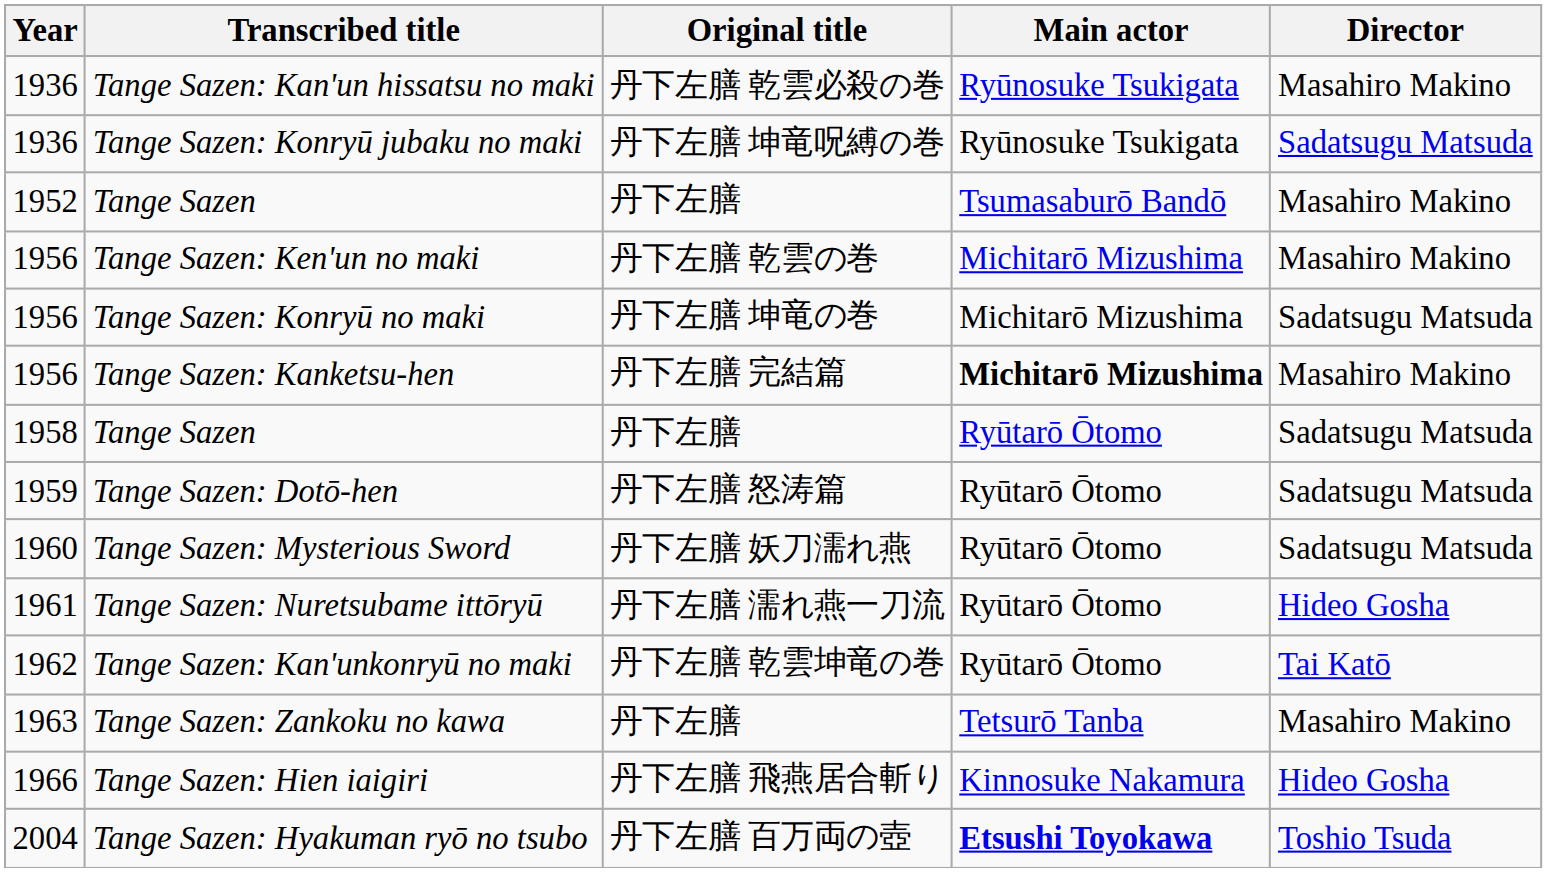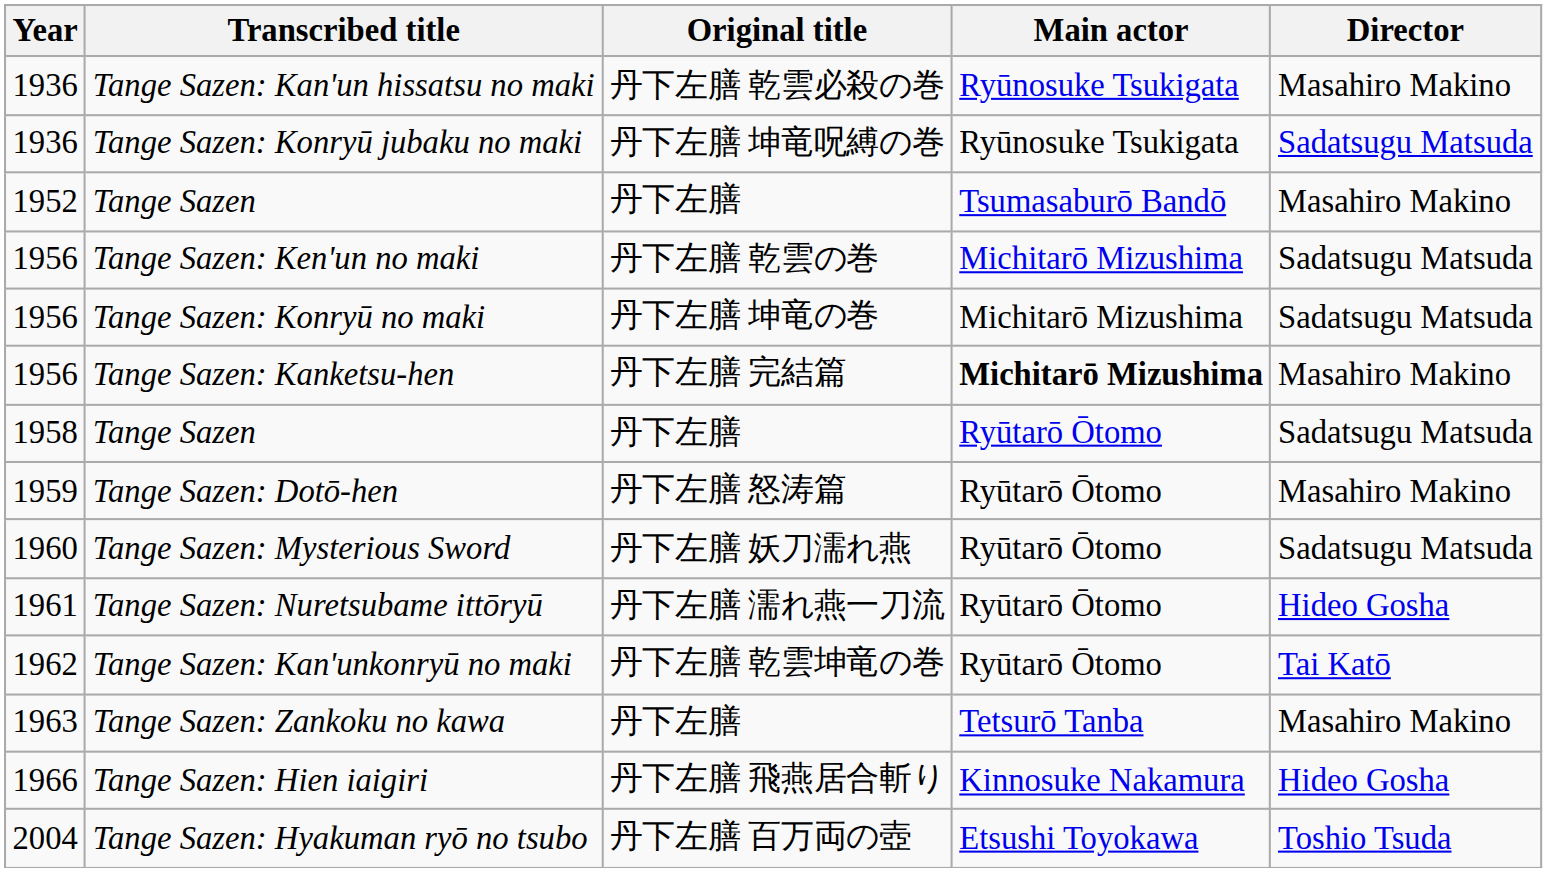(1394, 258) Masahiro Makino -> (1405, 258) Sadatsugu Matsuda
(1405, 490) Sadatsugu Matsuda -> (1394, 490) Masahiro Makino
(1086, 837) bold -> (1079, 837) normal
